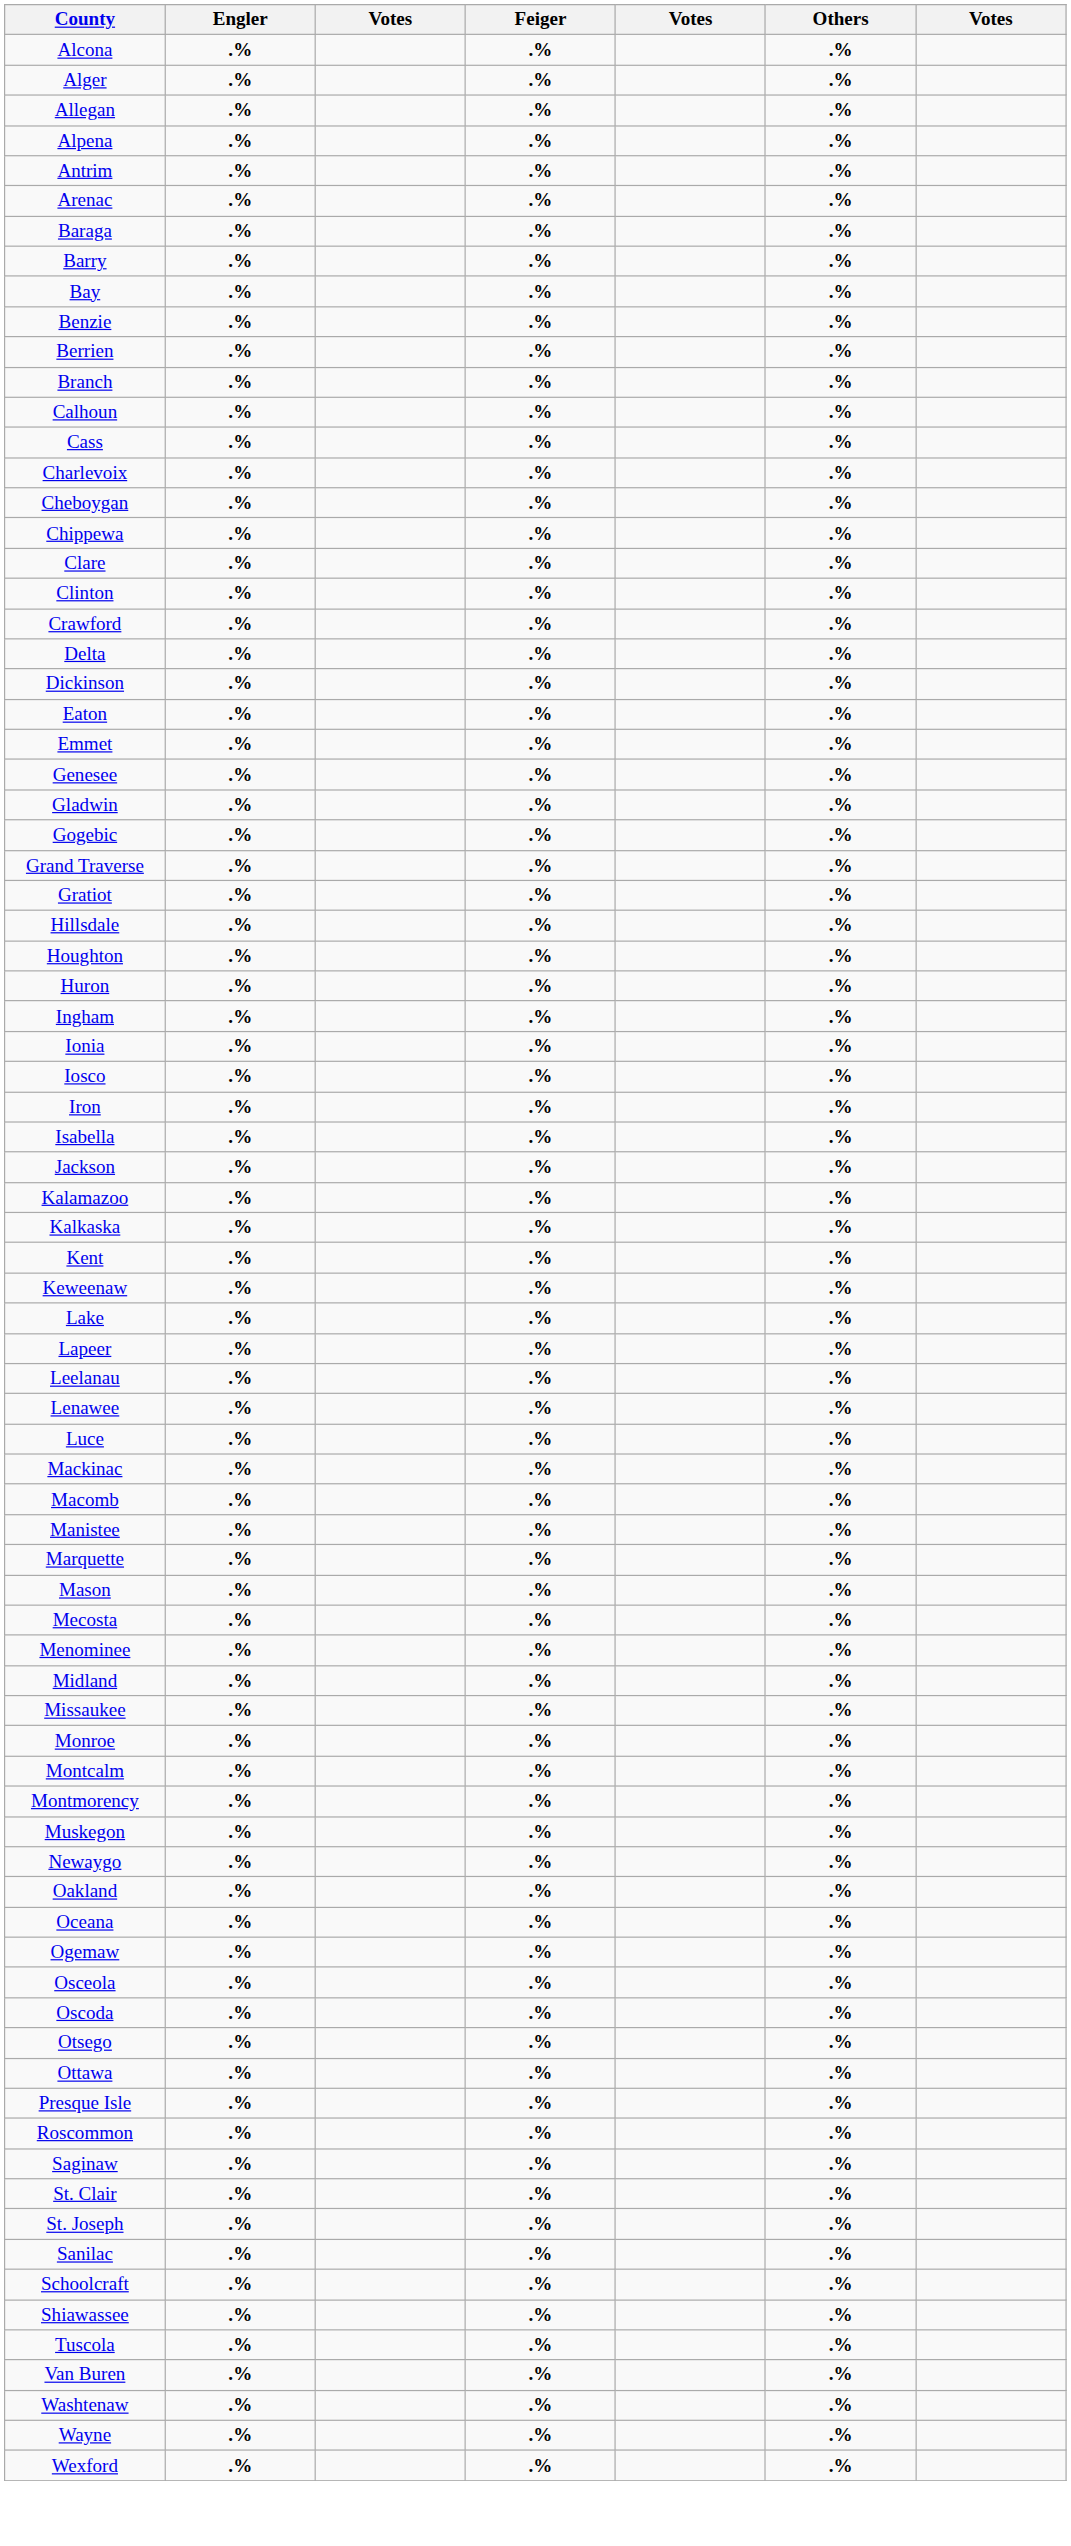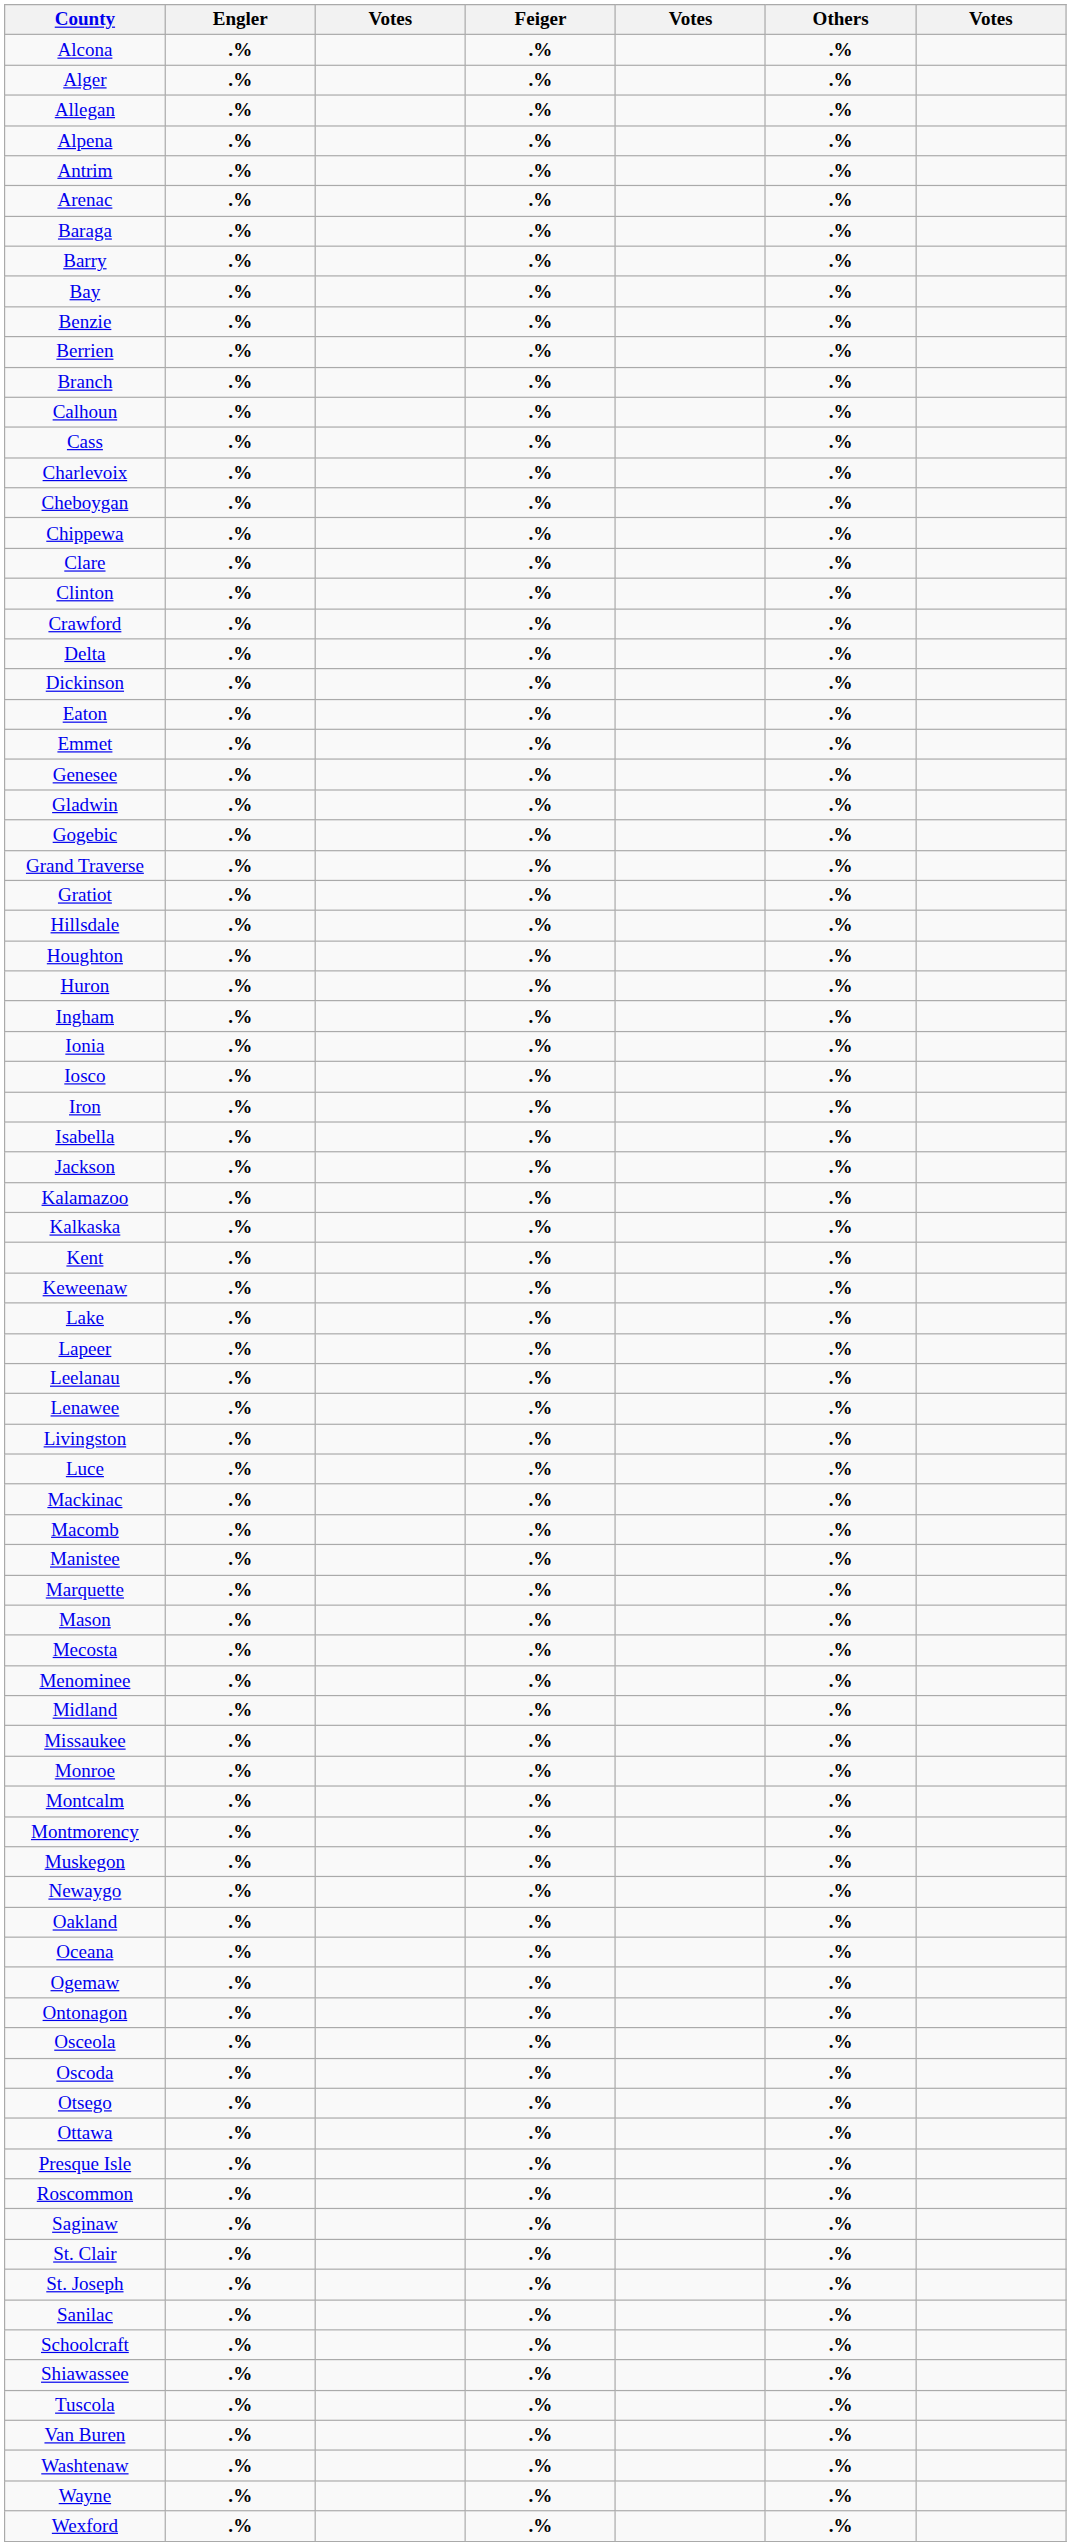+ row: (85, 1438)
+ row: (85, 2012)
